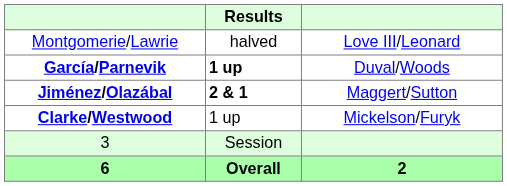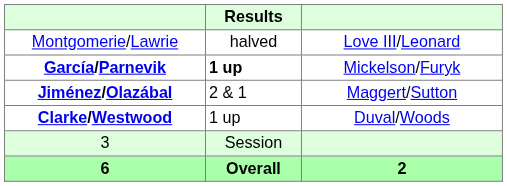(402, 67) Duval/Woods -> (402, 67) Mickelson/Furyk
(228, 92) bold -> (228, 92) normal
(402, 118) Mickelson/Furyk -> (402, 118) Duval/Woods
